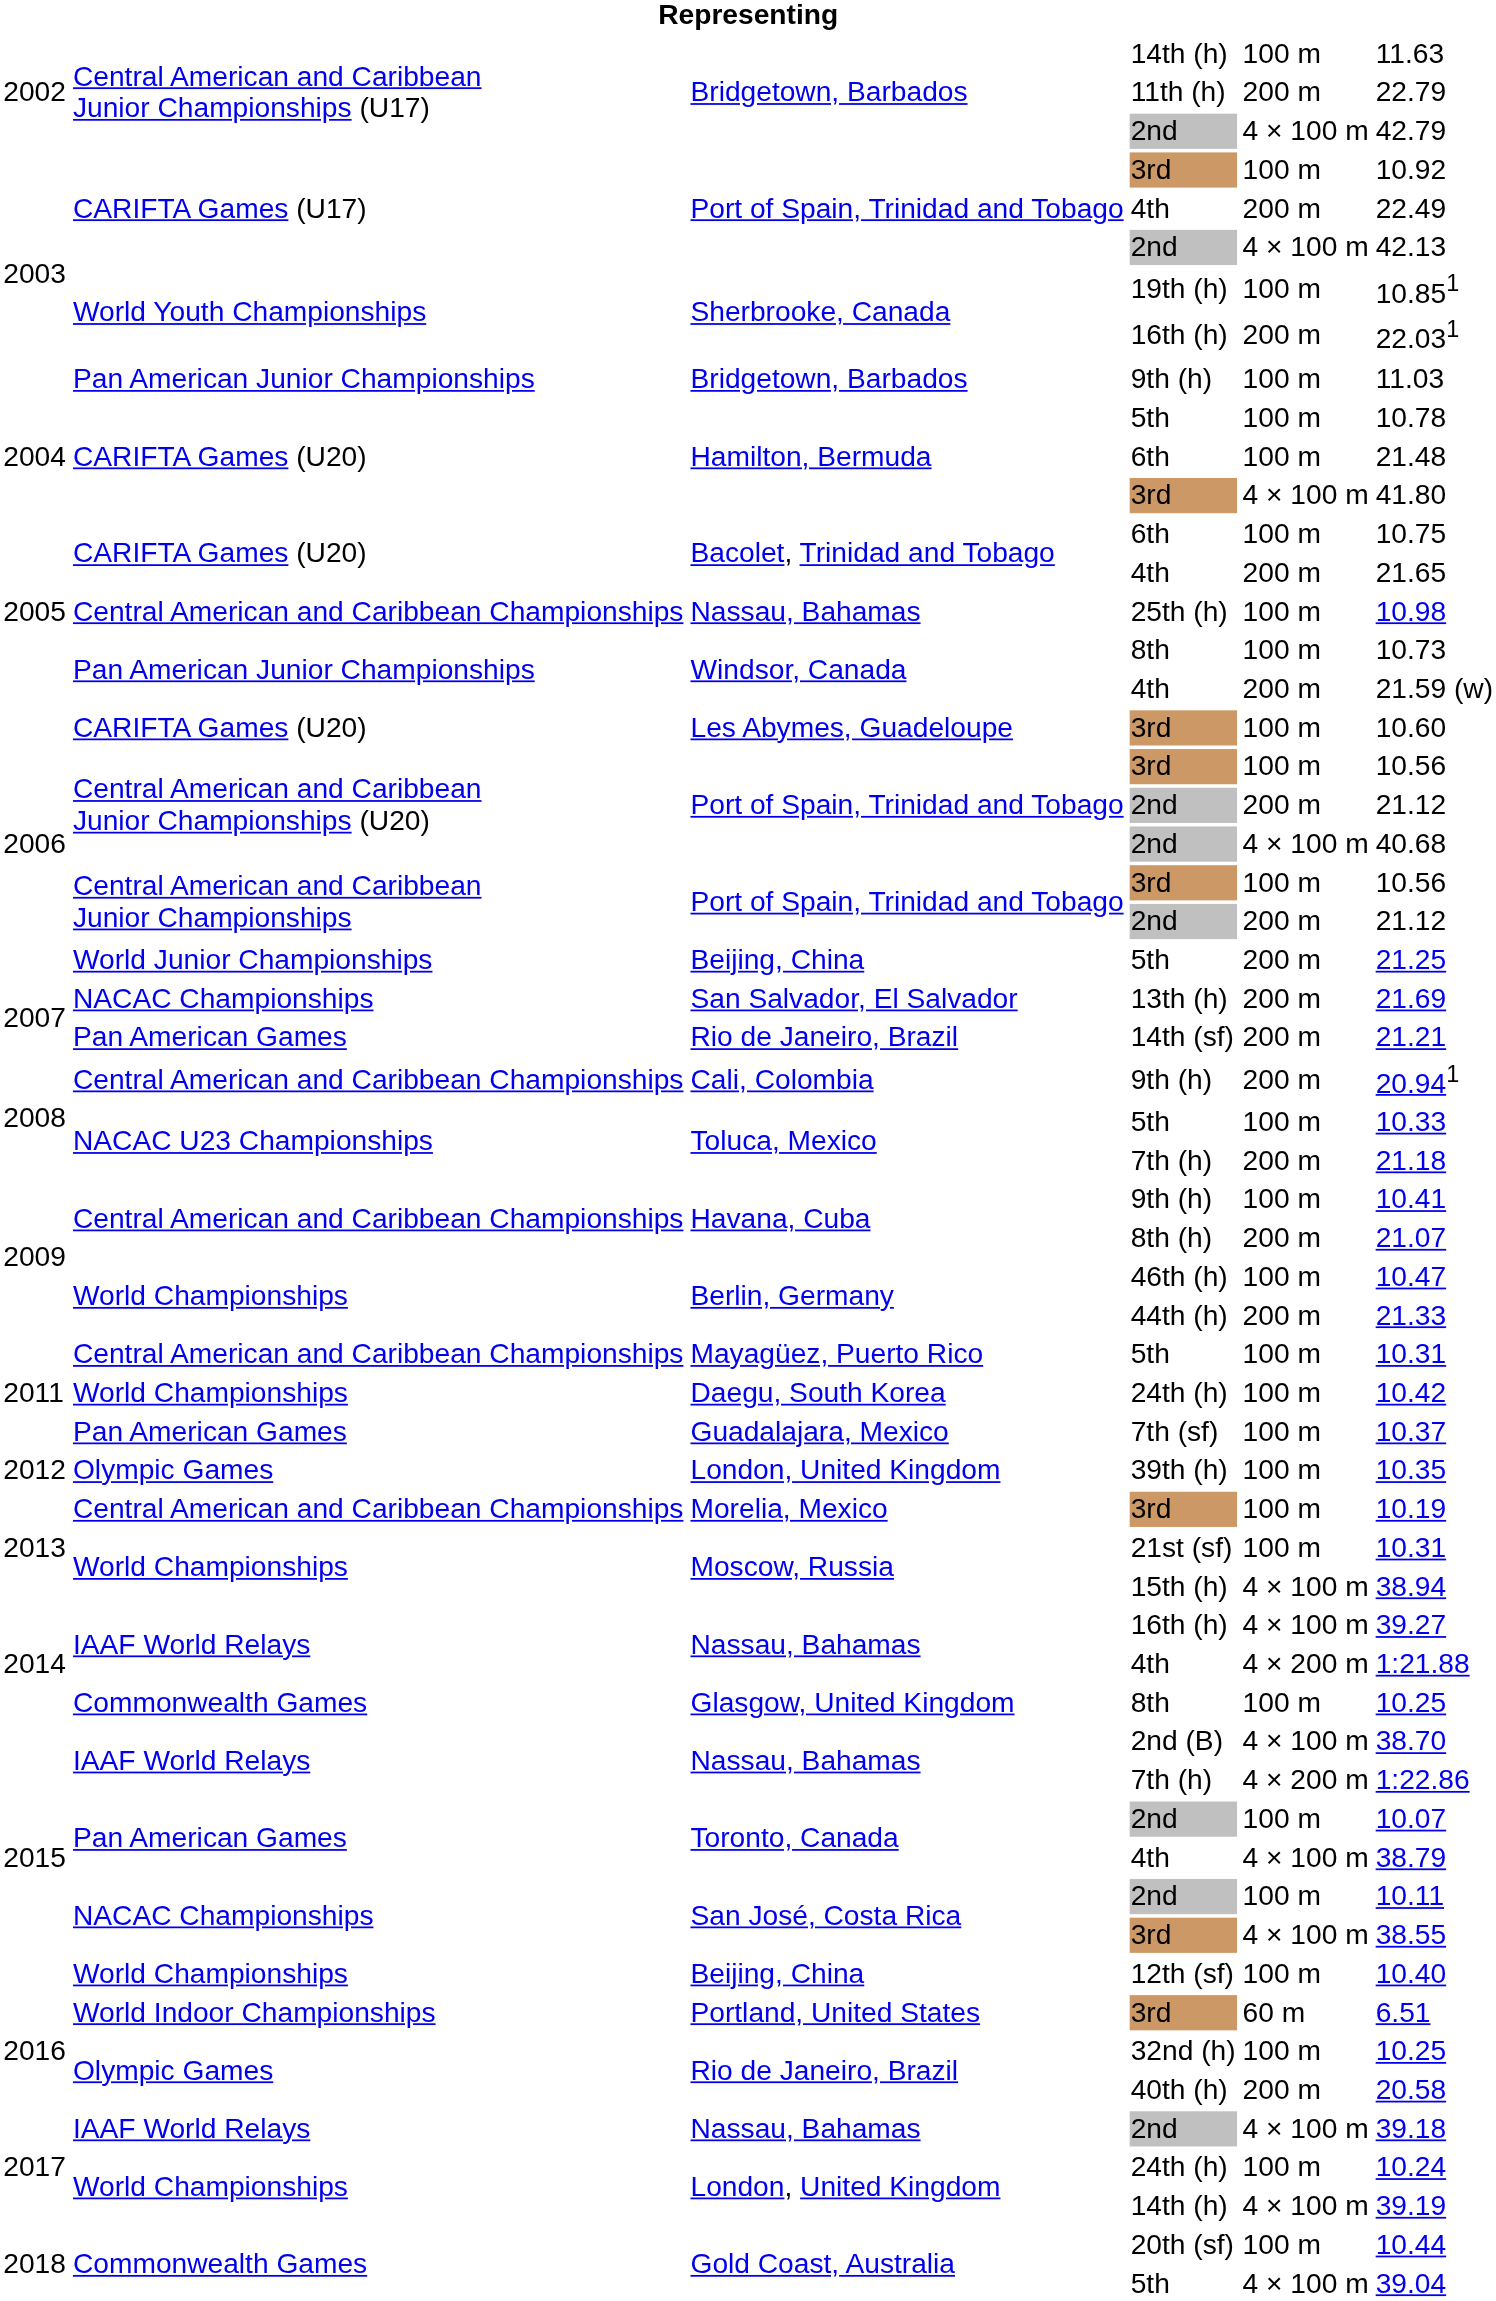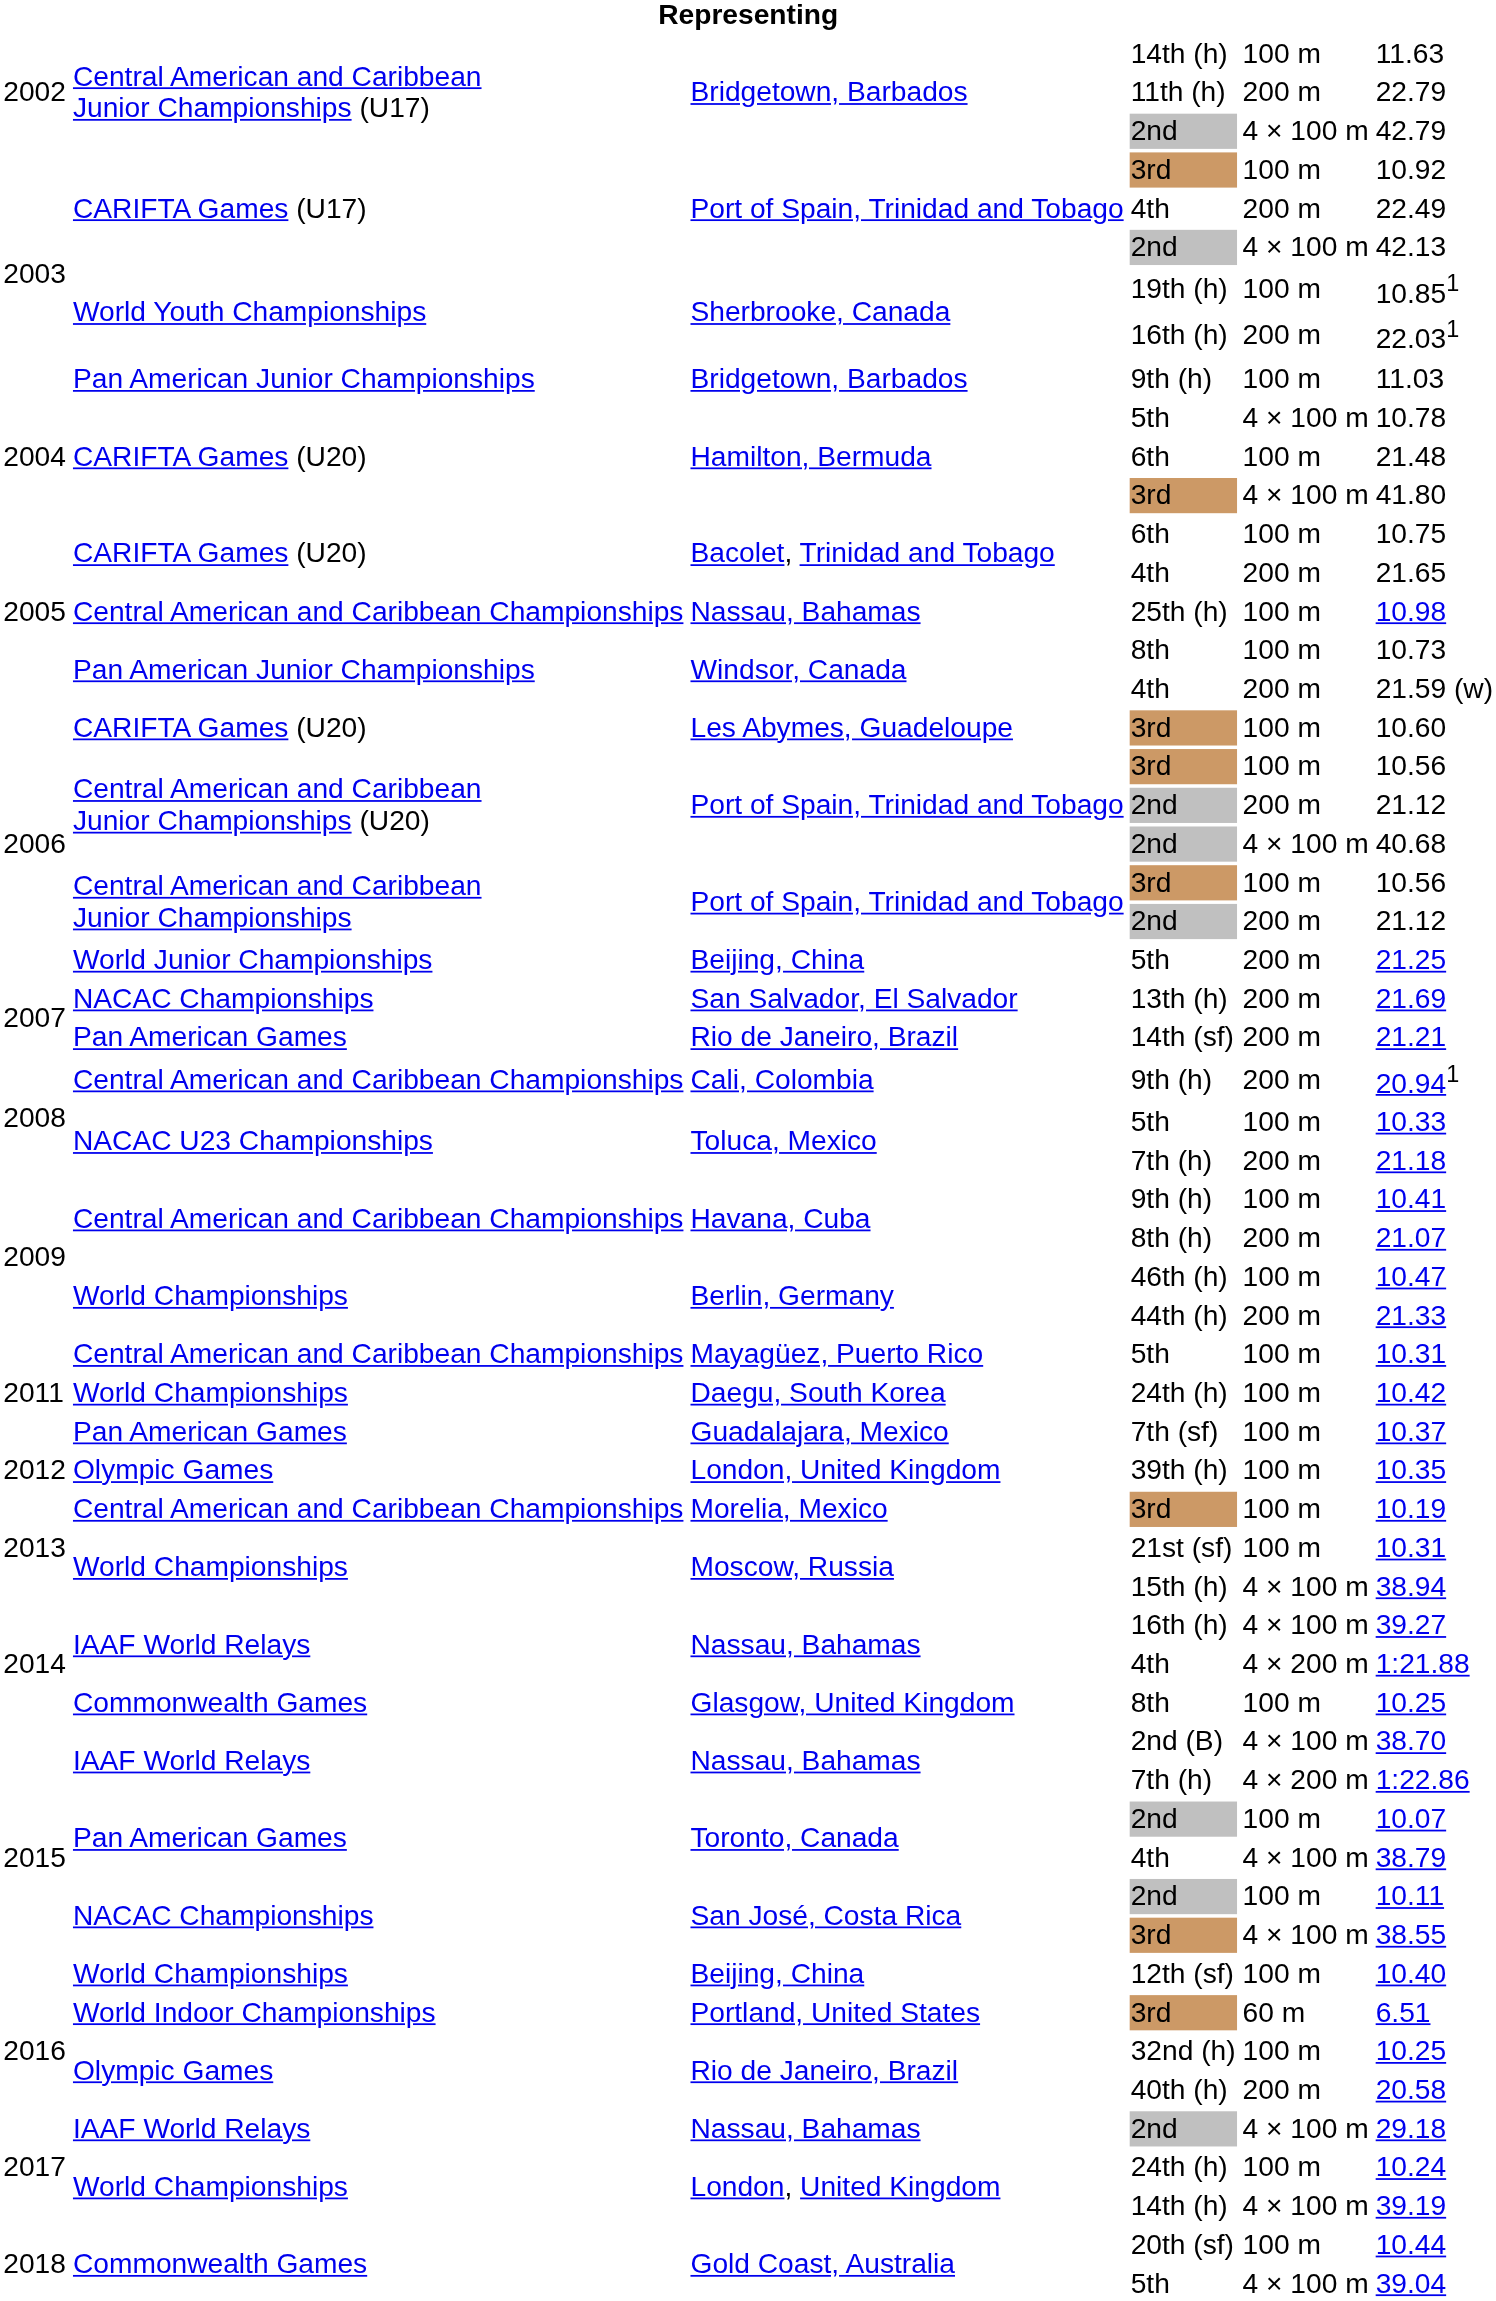(1282, 417) 100 m -> (1306, 417) 4 × 100 m
(1411, 2128) 39.18 -> (1411, 2128) 29.18
